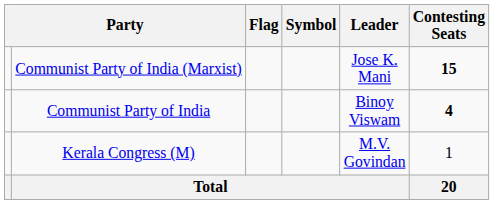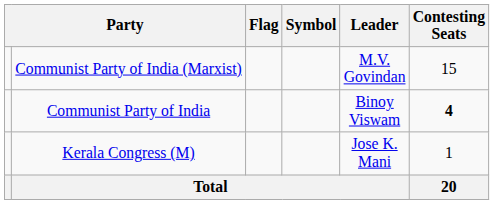(375, 68) Jose K. Mani -> (375, 68) M.V. Govindan
(449, 68) bold -> (449, 68) normal
(375, 153) M.V. Govindan -> (375, 153) Jose K. Mani
